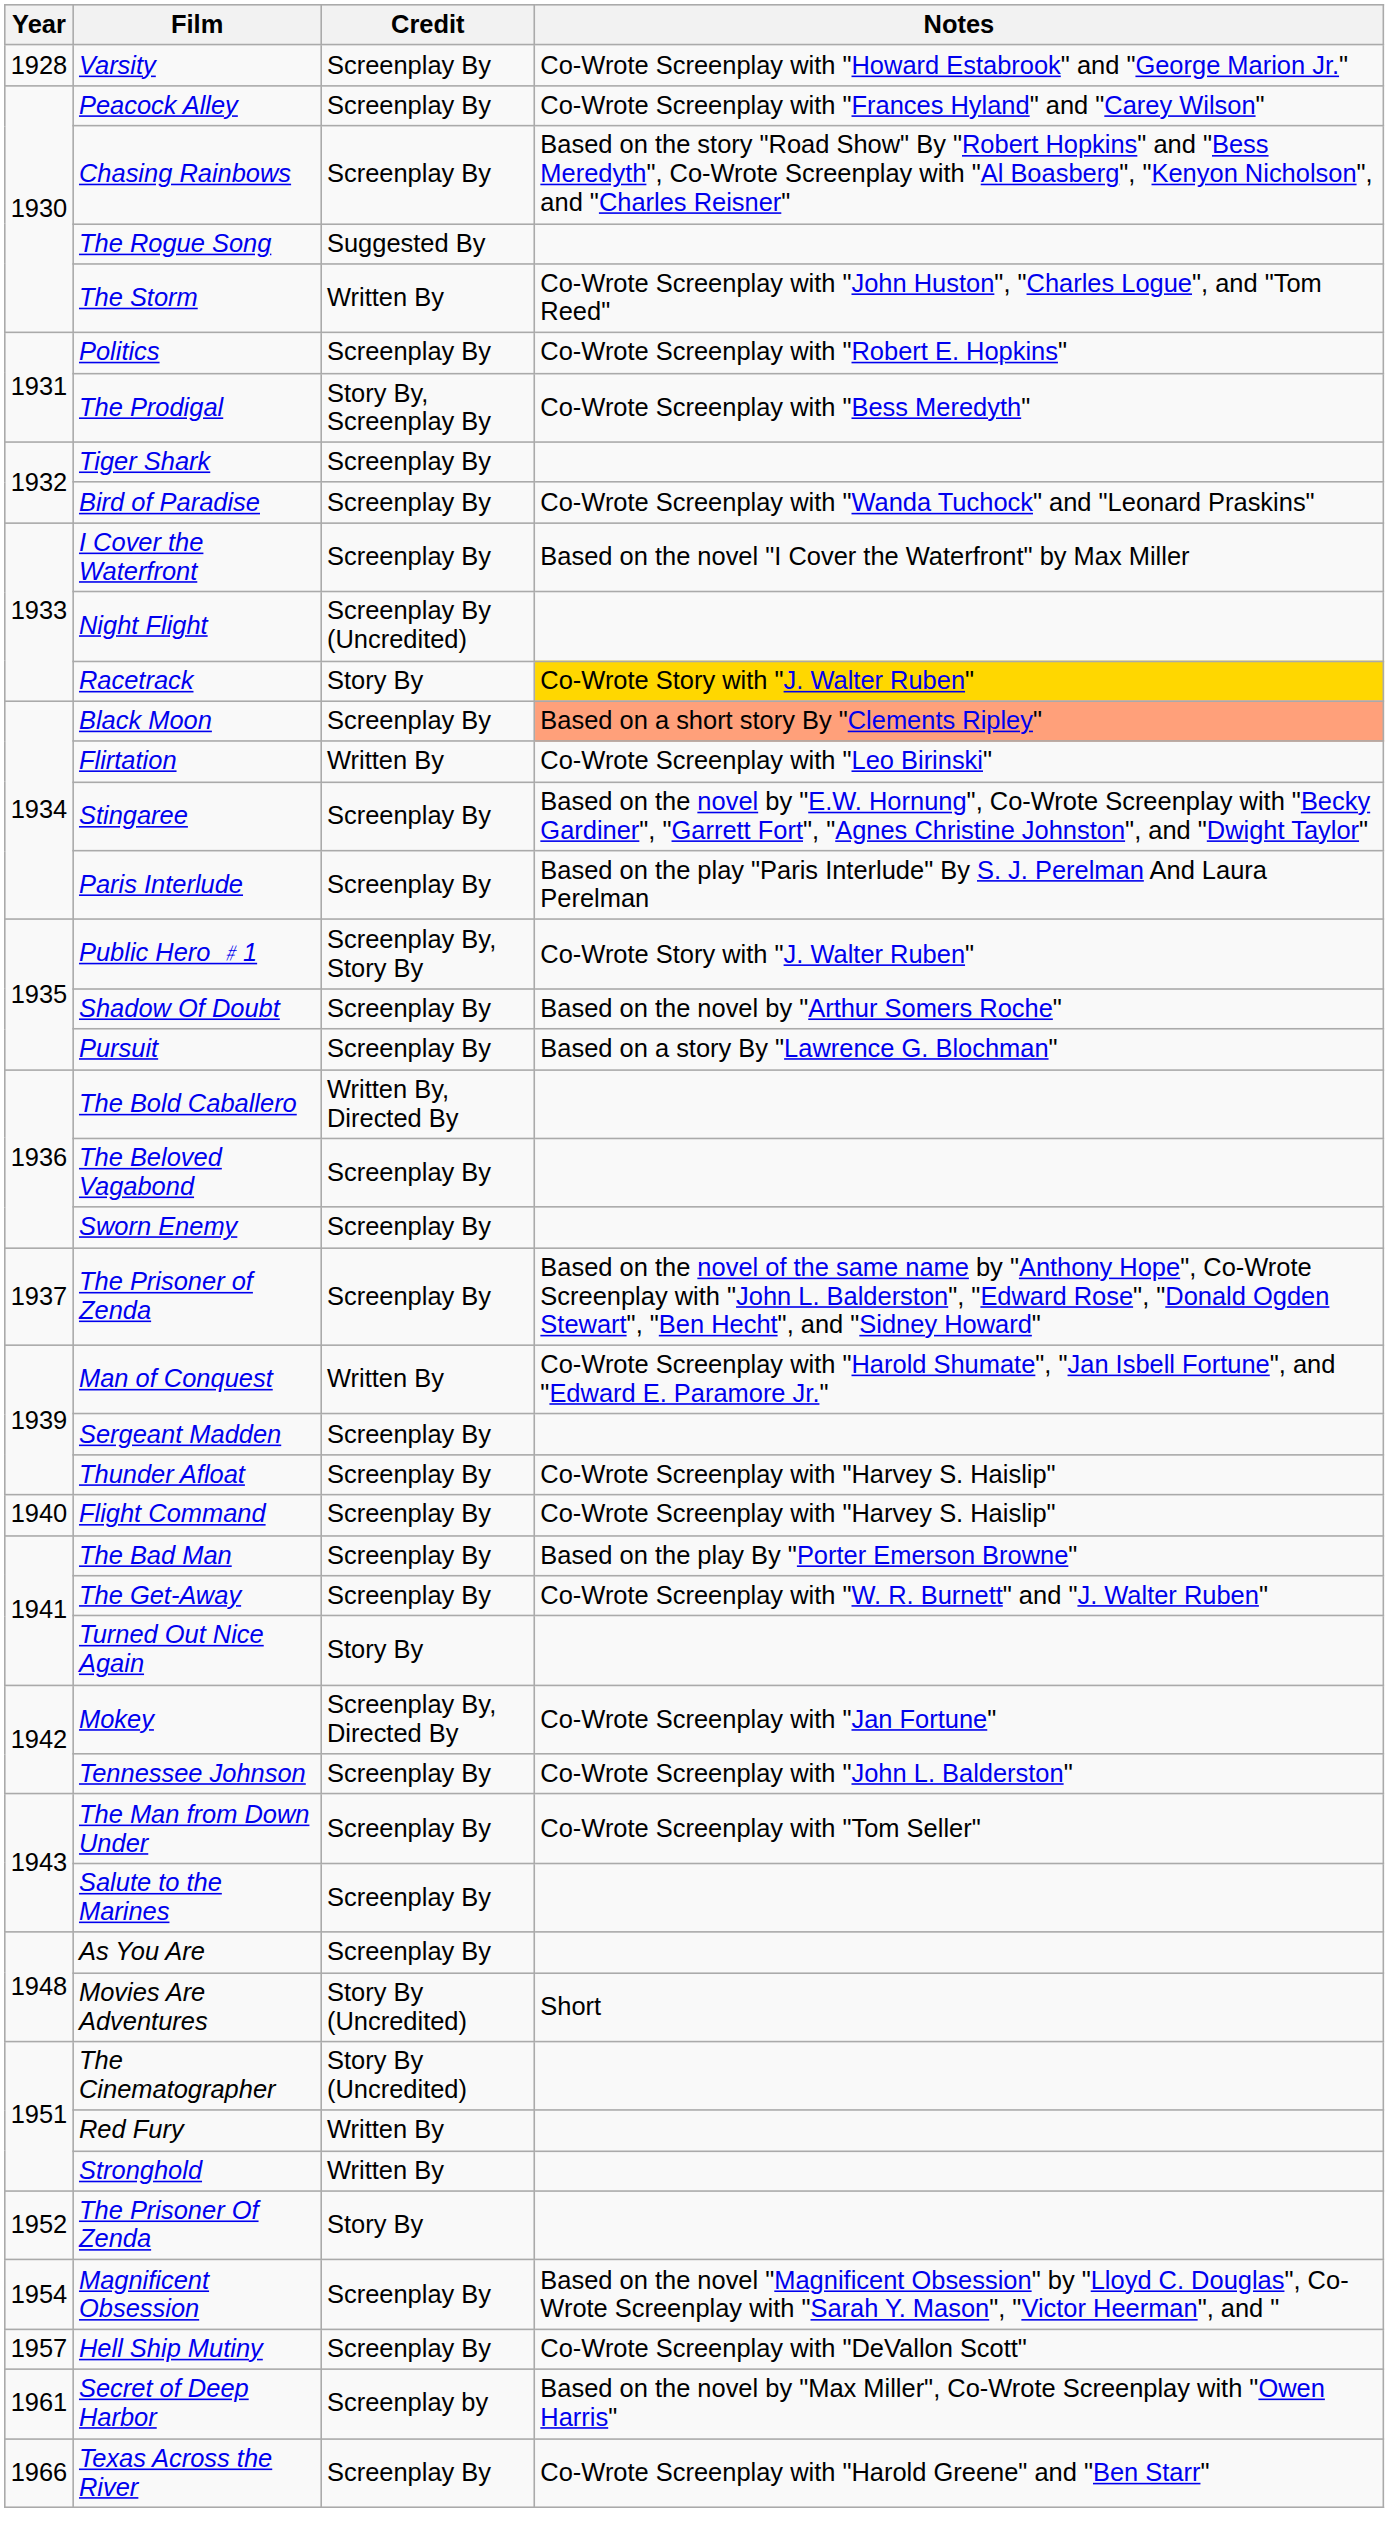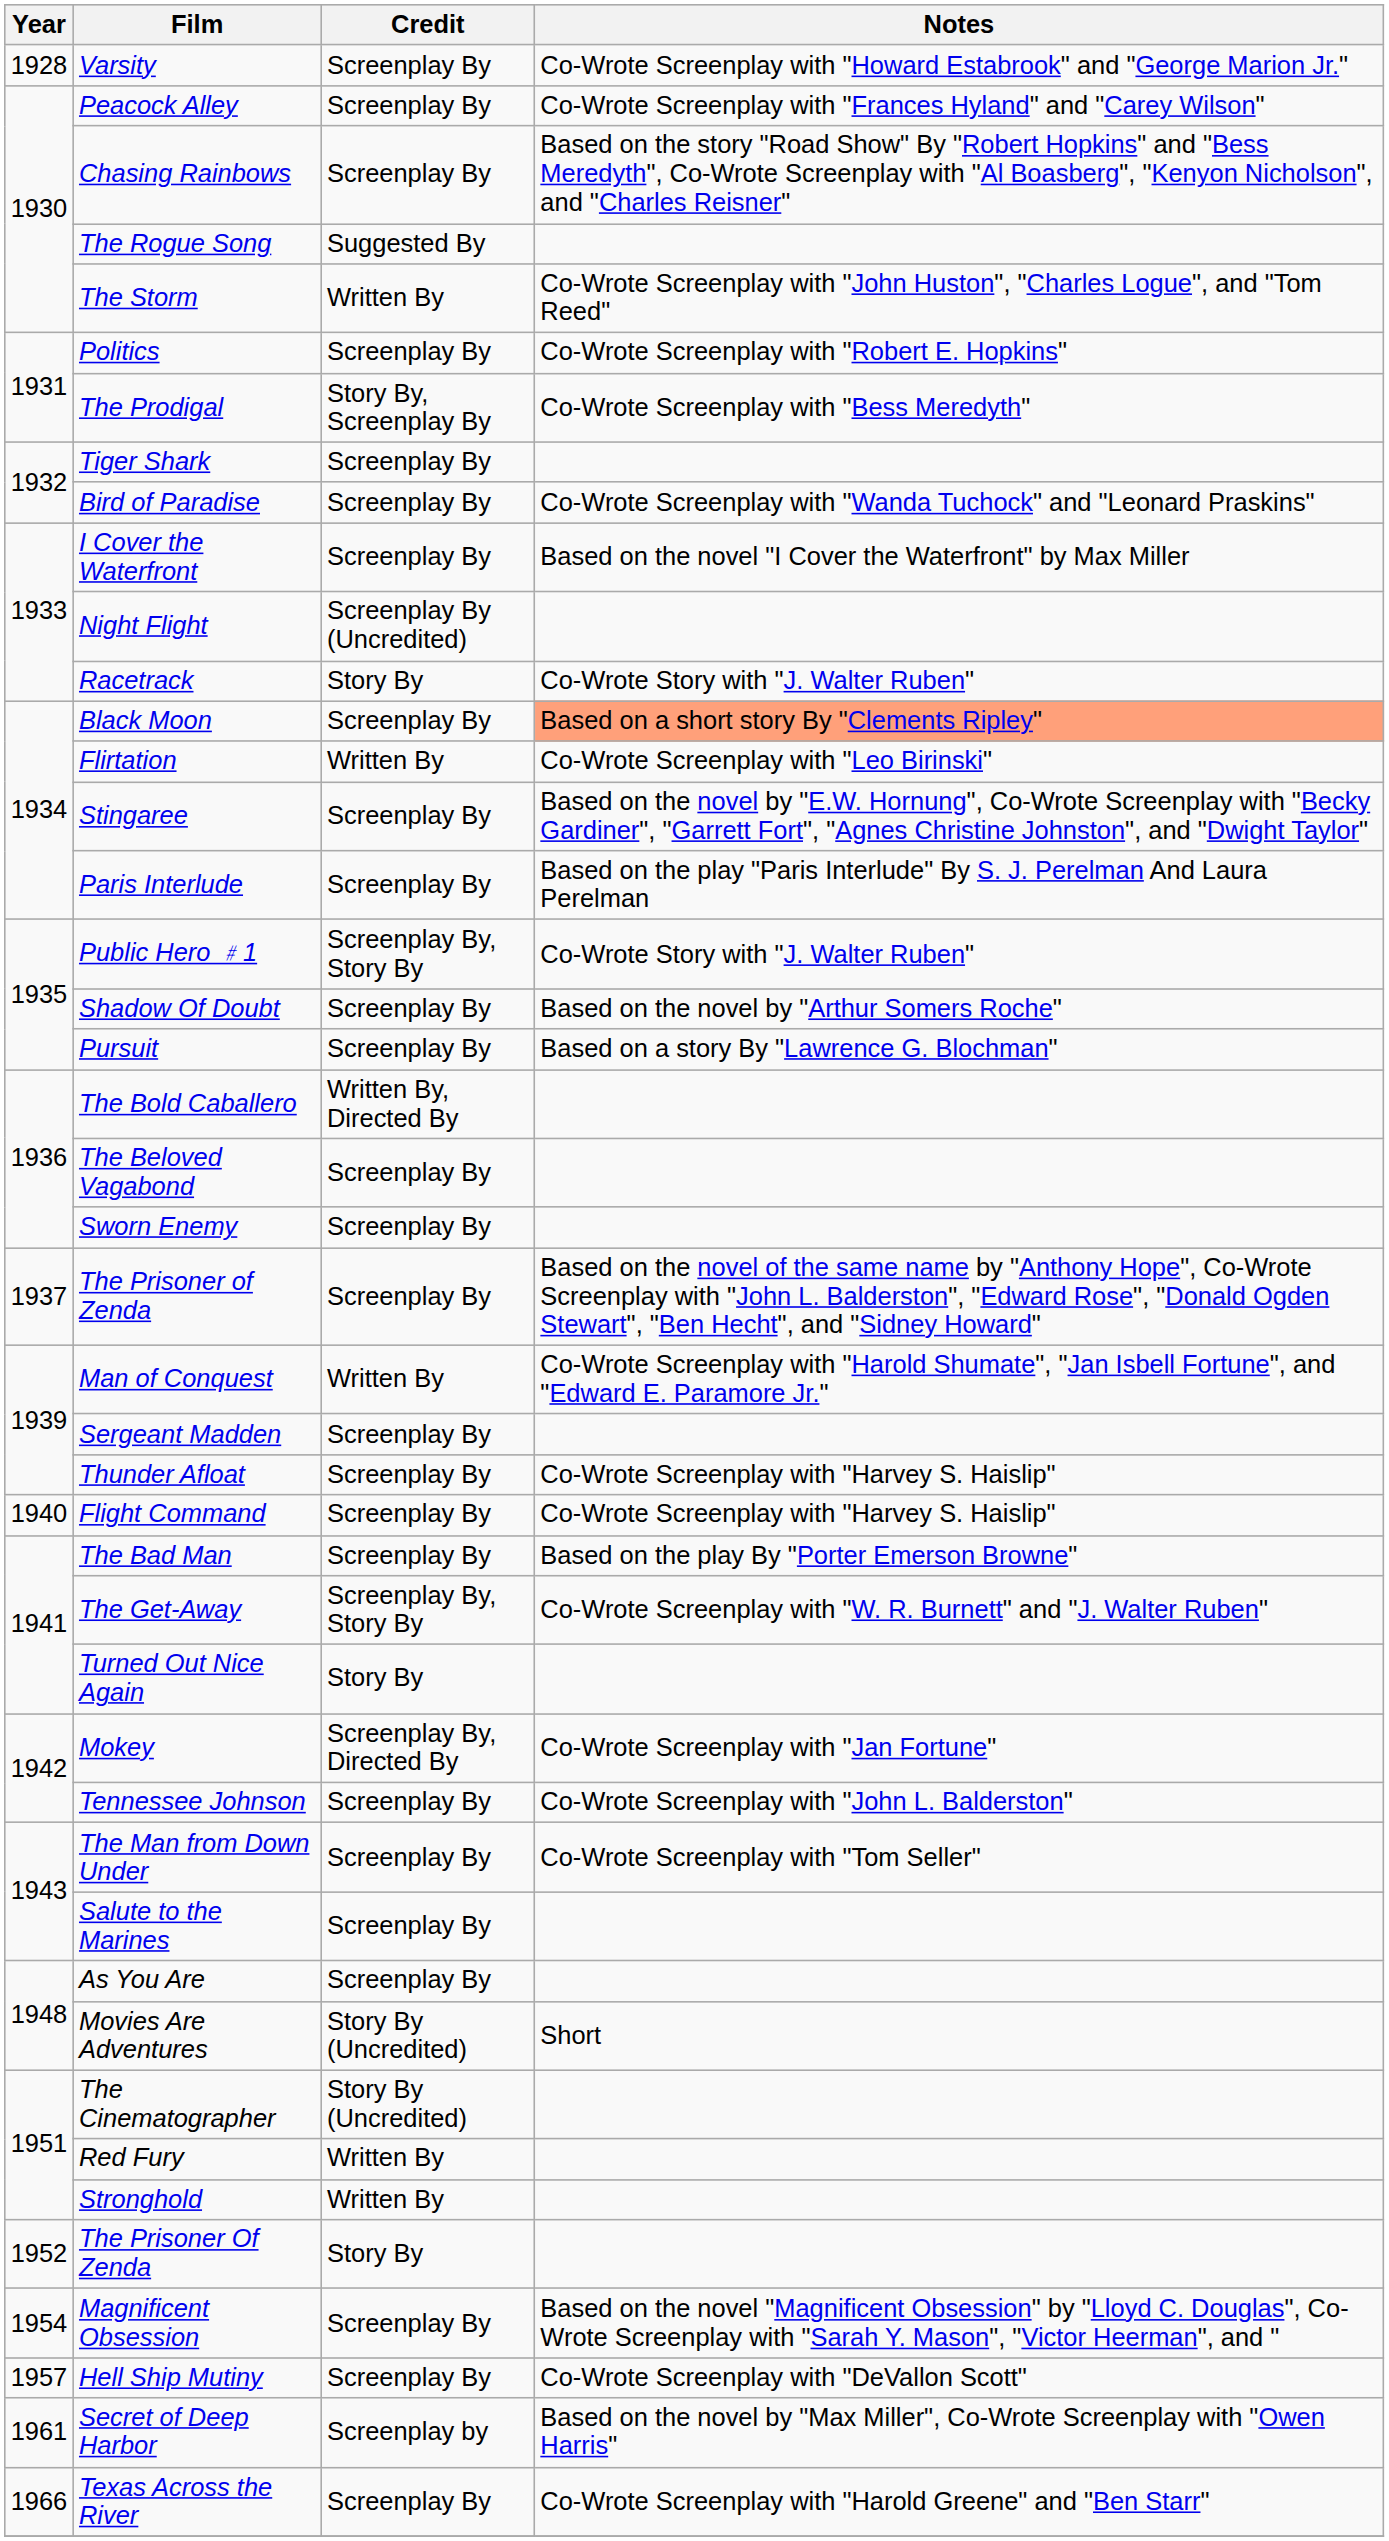(757, 680) gold background -> (757, 680) no background
(409, 1595) Screenplay By -> (412, 1609) Screenplay By, Story By
